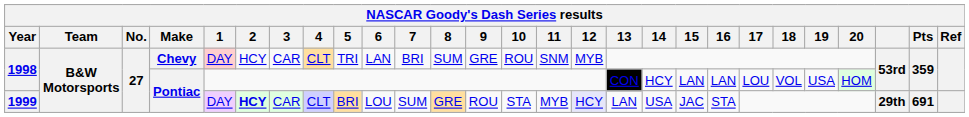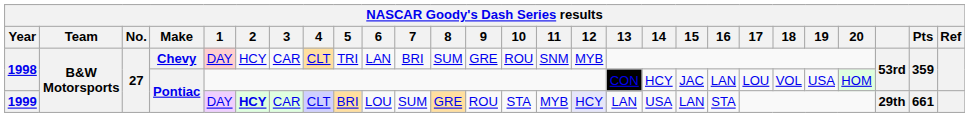(692, 80) LAN -> (692, 80) JAC
(692, 102) JAC -> (692, 102) LAN
(923, 102) 691 -> (923, 102) 661
